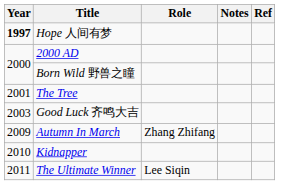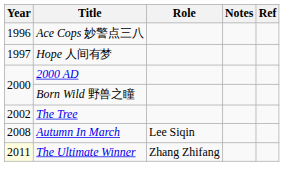+ row: (90, 33)
(19, 33) bold -> (19, 54) normal
(19, 93) 2001 -> (19, 114) 2002
- row: (88, 112)
(19, 133) 2009 -> (19, 133) 2008
(180, 133) Zhang Zhifang -> (172, 133) Lee Siqin
- row: (62, 151)
(19, 170) no background -> (19, 151) lightyellow background
(167, 170) Lee Siqin -> (184, 151) Zhang Zhifang
